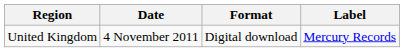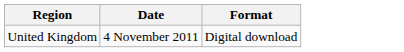- column: (350, 15)
